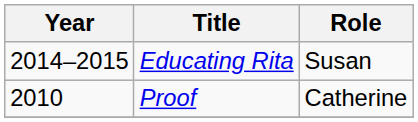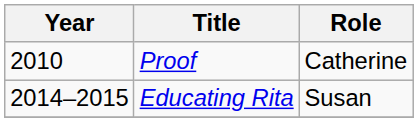rows swapped: (168, 98) <-> (217, 60)
